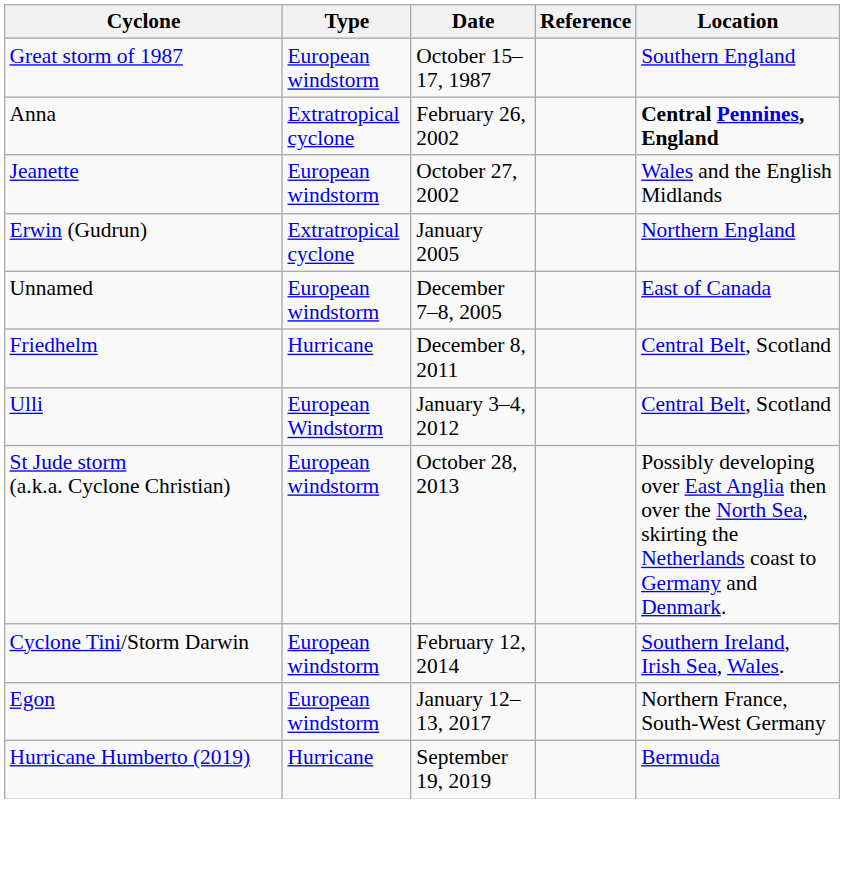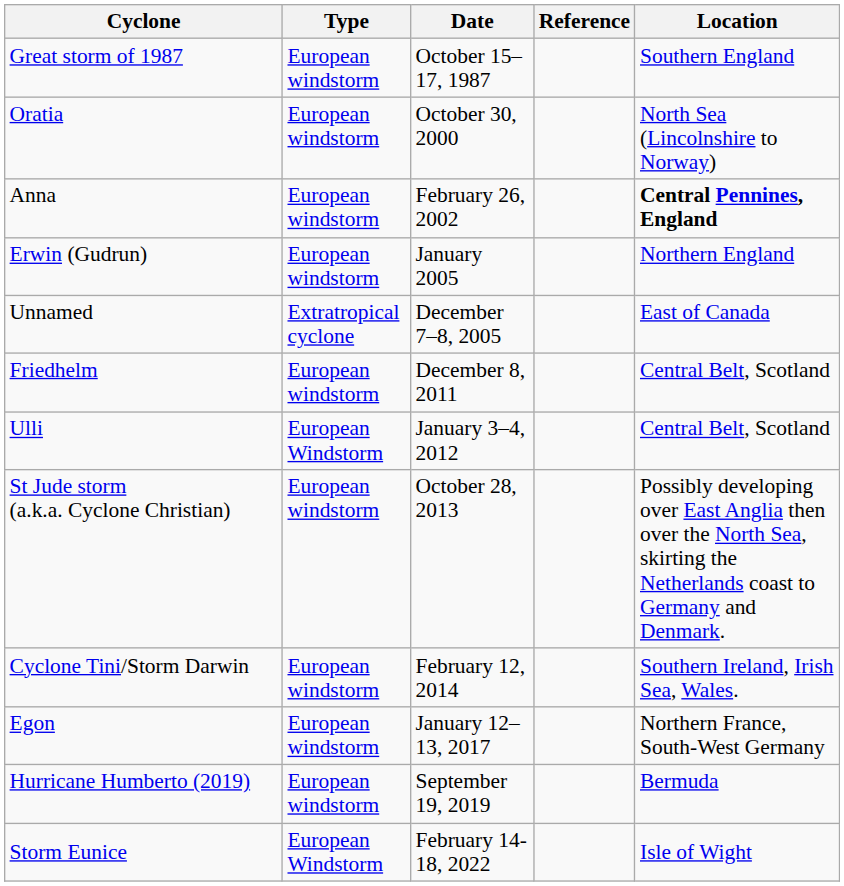+ row: (36, 113)
(343, 125) Extratropical cyclone -> (333, 207) European windstorm
- row: (44, 171)
(343, 241) Extratropical cyclone -> (333, 266) European windstorm
(333, 300) European windstorm -> (343, 324) Extratropical cyclone
(330, 346) Hurricane -> (333, 382) European windstorm
(330, 757) Hurricane -> (333, 793) European windstorm
+ row: (68, 851)
